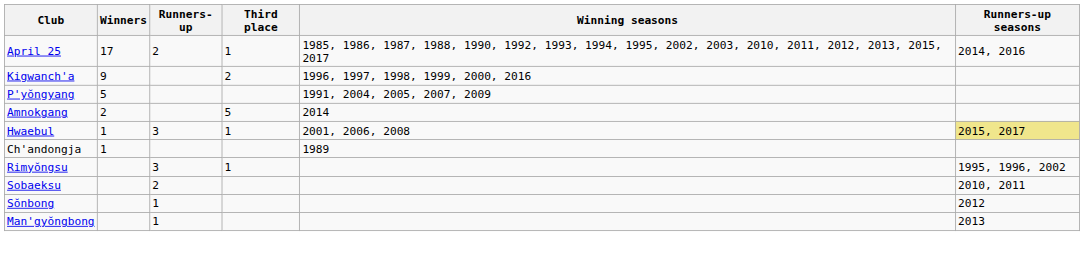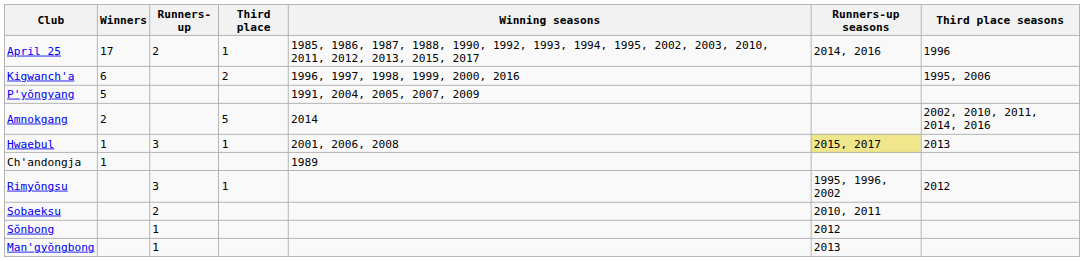+ column: (1000, 20)
(103, 76) 9 -> (103, 76) 6
